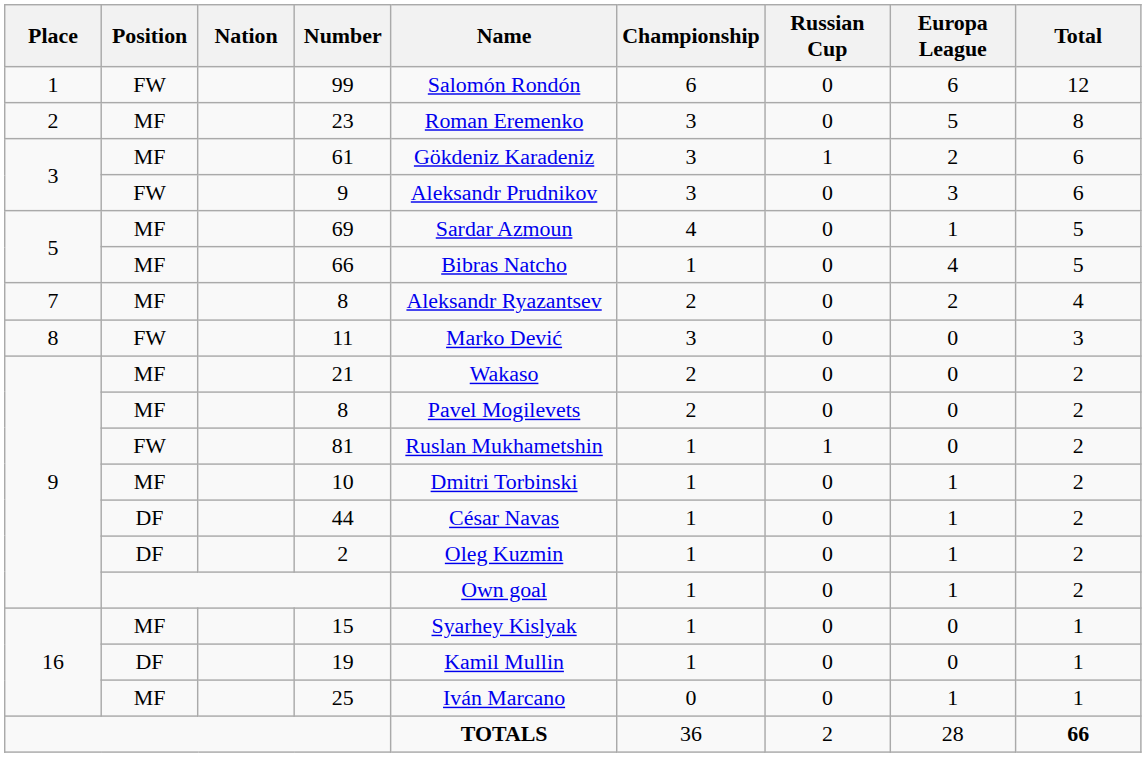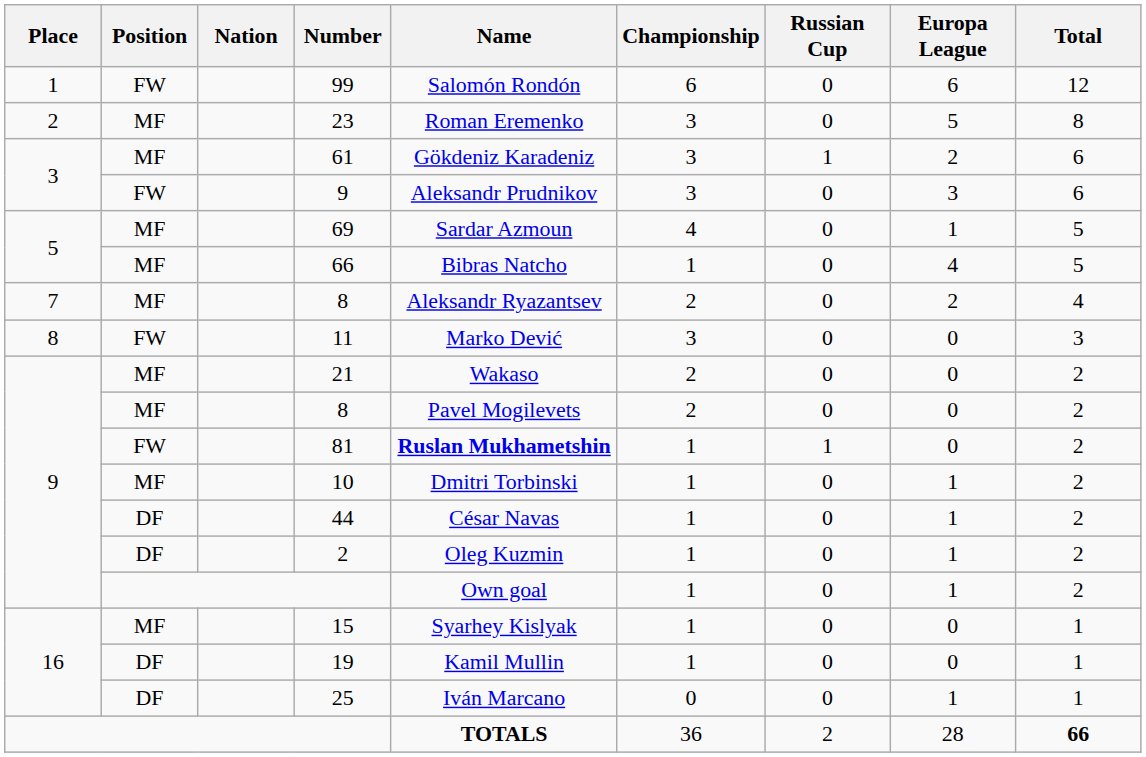(504, 445) normal -> (504, 445) bold
(150, 698) MF -> (150, 698) DF
